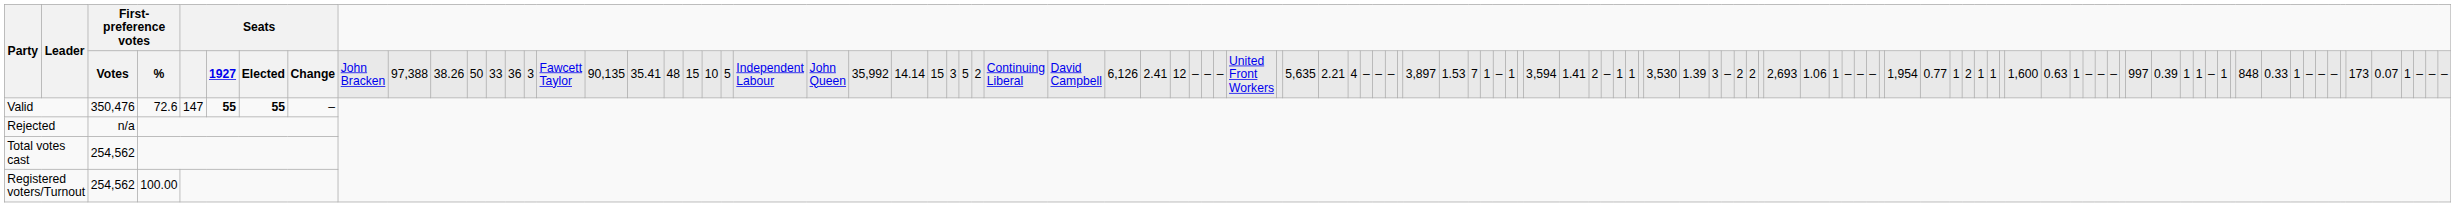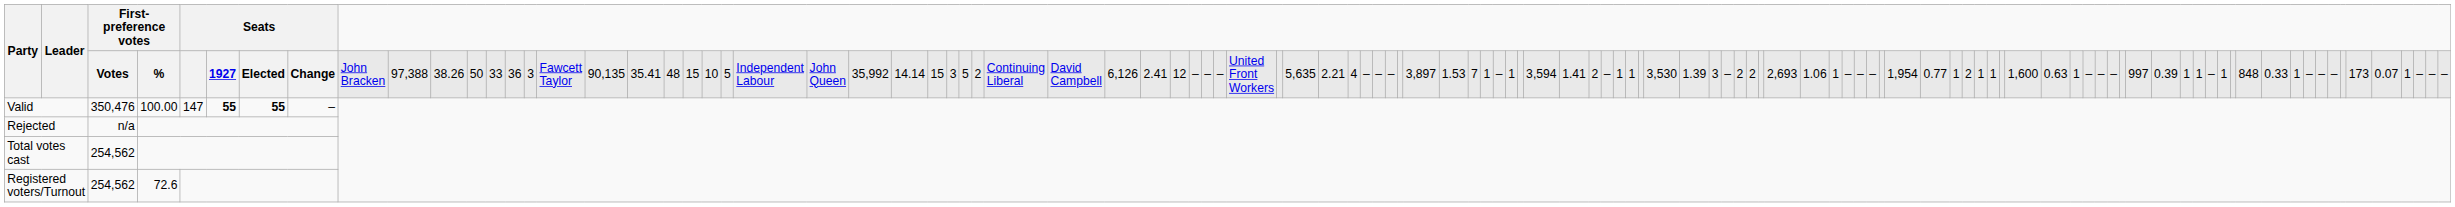(166, 107) 72.6 -> (159, 107) 100.00
(159, 185) 100.00 -> (166, 185) 72.6
